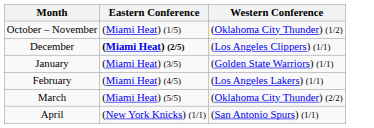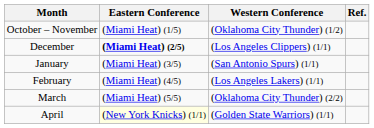+ column: (357, 13)
(272, 64) (Golden State Warriors) (1/1) -> (265, 64) (San Antonio Spurs) (1/1)
(154, 115) no background -> (154, 115) lightyellow background
(265, 115) (San Antonio Spurs) (1/1) -> (272, 115) (Golden State Warriors) (1/1)
